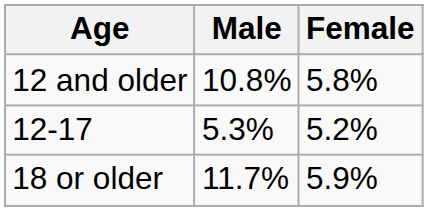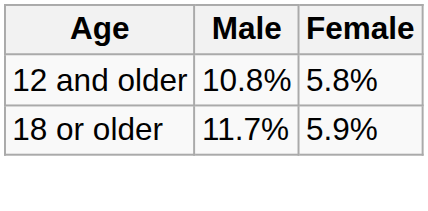- row: (53, 129)
